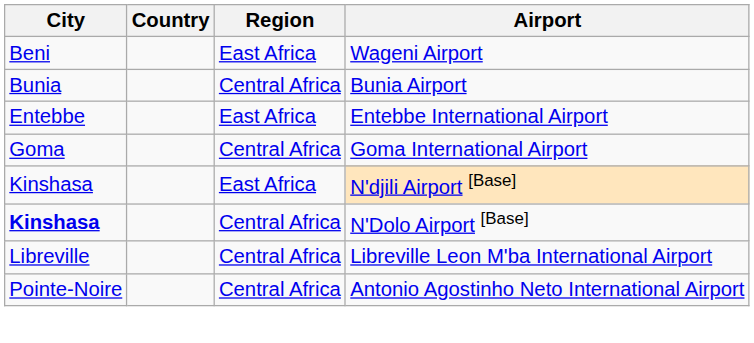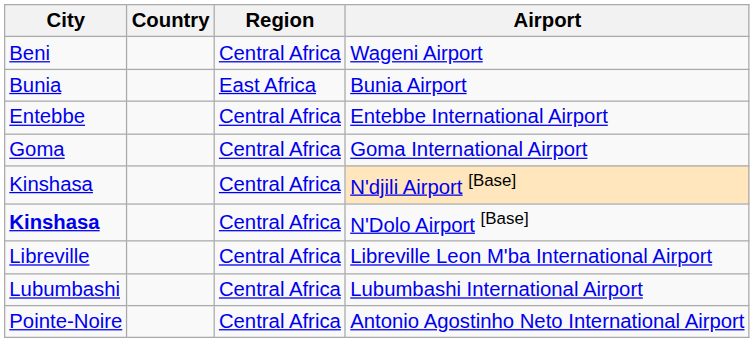(267, 52) East Africa -> (280, 52) Central Africa
(280, 85) Central Africa -> (267, 85) East Africa
(267, 117) East Africa -> (280, 117) Central Africa
(267, 184) East Africa -> (280, 184) Central Africa
+ row: (497, 289)
